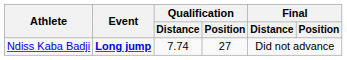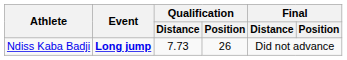(178, 47) 7.74 -> (178, 47) 7.73
(225, 47) 27 -> (225, 47) 26
